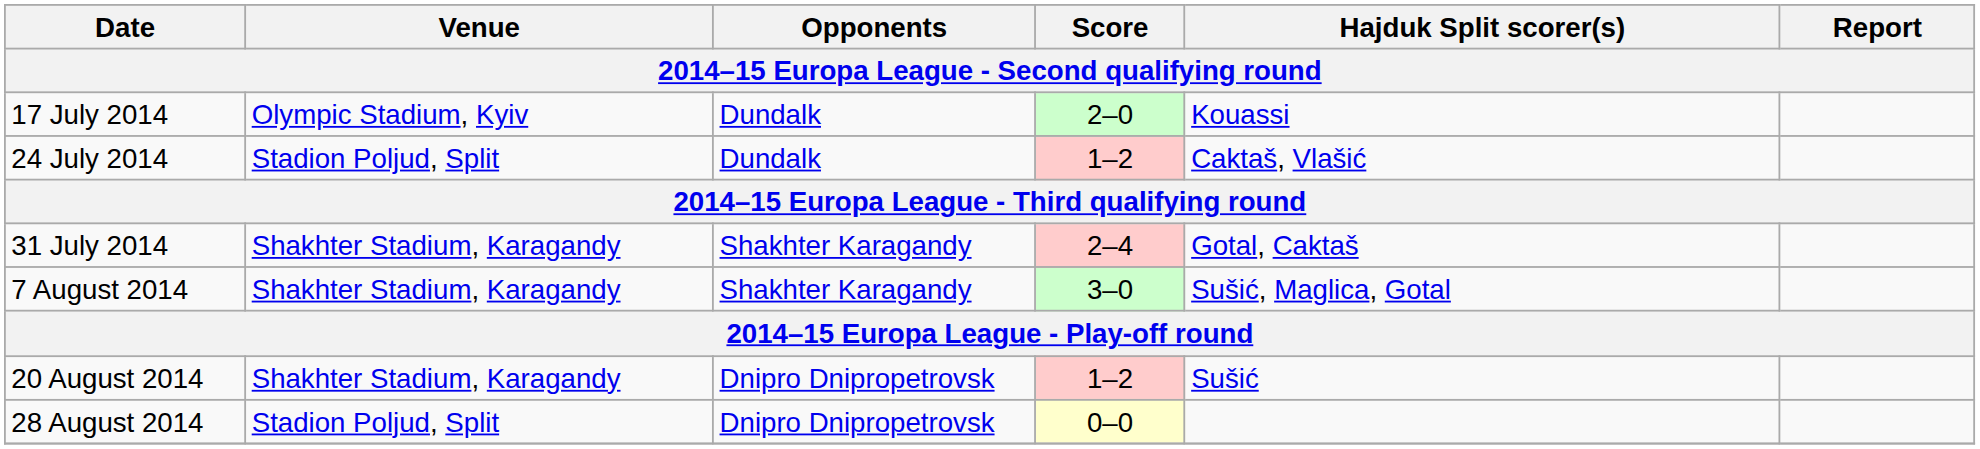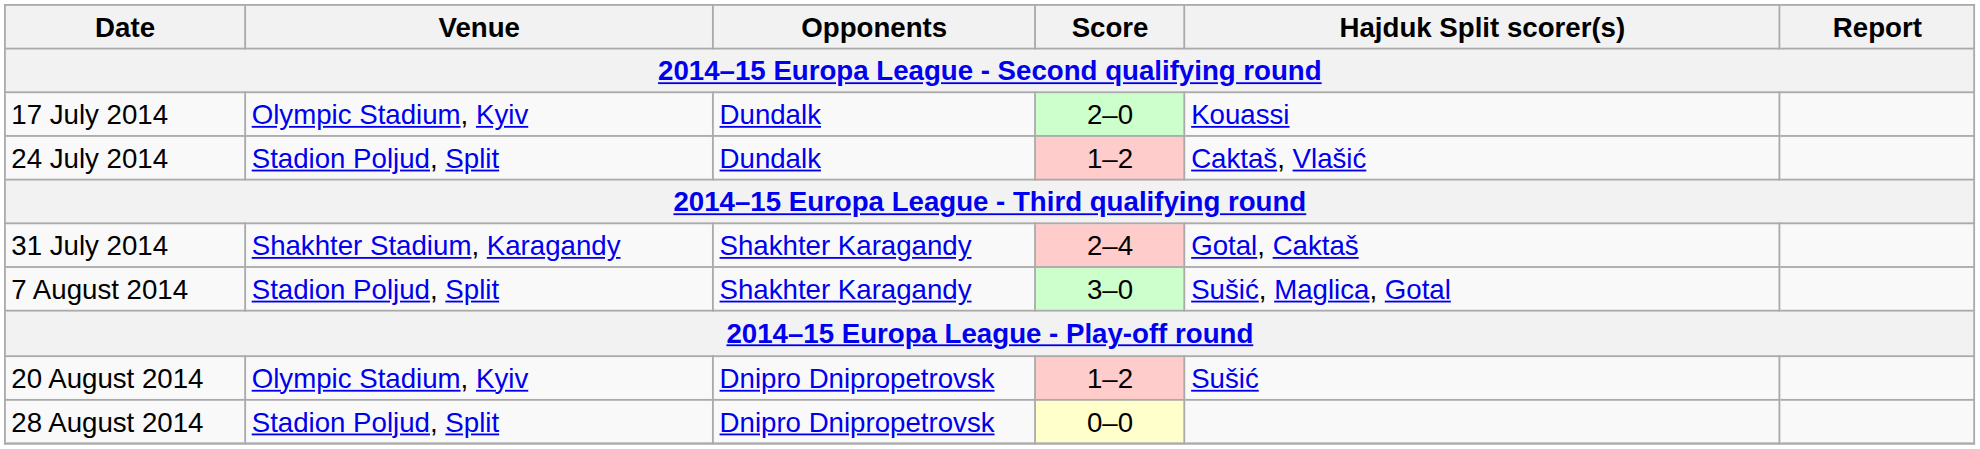(436, 290) Shakhter Stadium, Karagandy -> (375, 290) Stadion Poljud, Split
(436, 377) Shakhter Stadium, Karagandy -> (390, 377) Olympic Stadium, Kyiv
